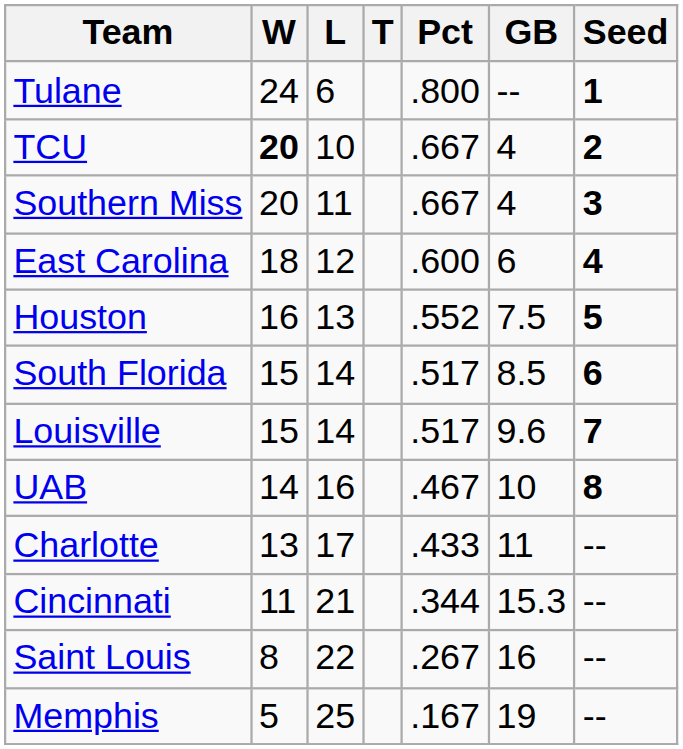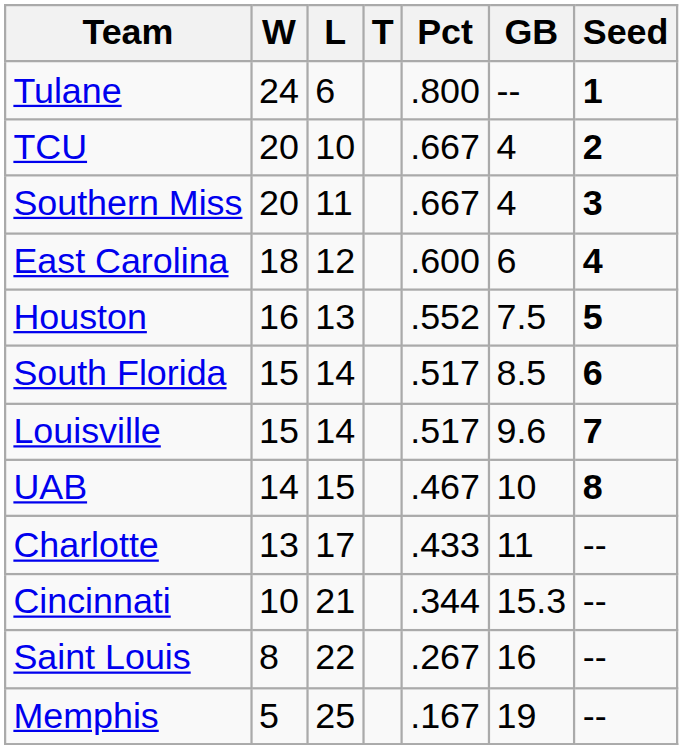(279, 146) bold -> (279, 146) normal
(335, 487) 16 -> (335, 487) 15
(278, 601) 11 -> (279, 601) 10
